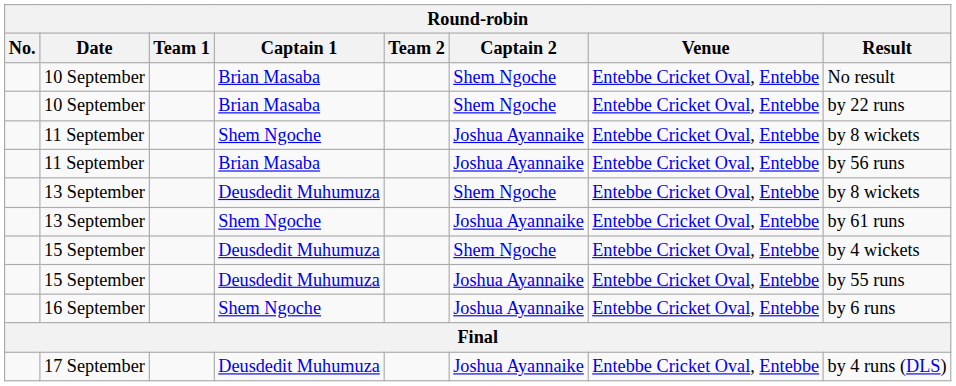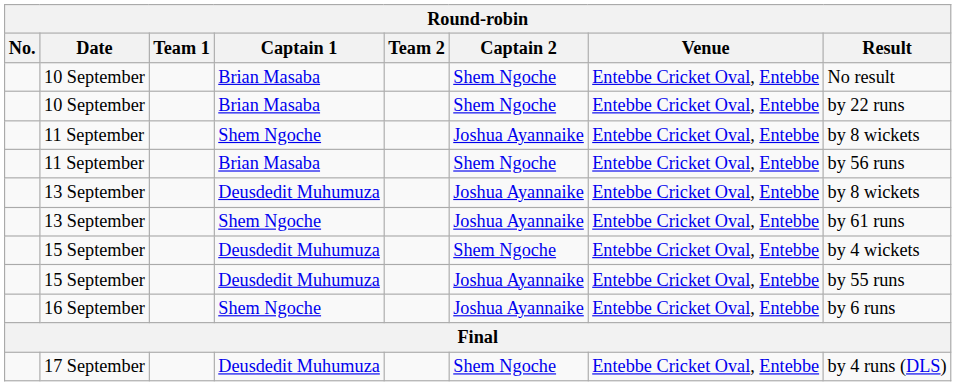(519, 163) Joshua Ayannaike -> (505, 163) Shem Ngoche
(505, 192) Shem Ngoche -> (519, 192) Joshua Ayannaike
(519, 366) Joshua Ayannaike -> (505, 366) Shem Ngoche
